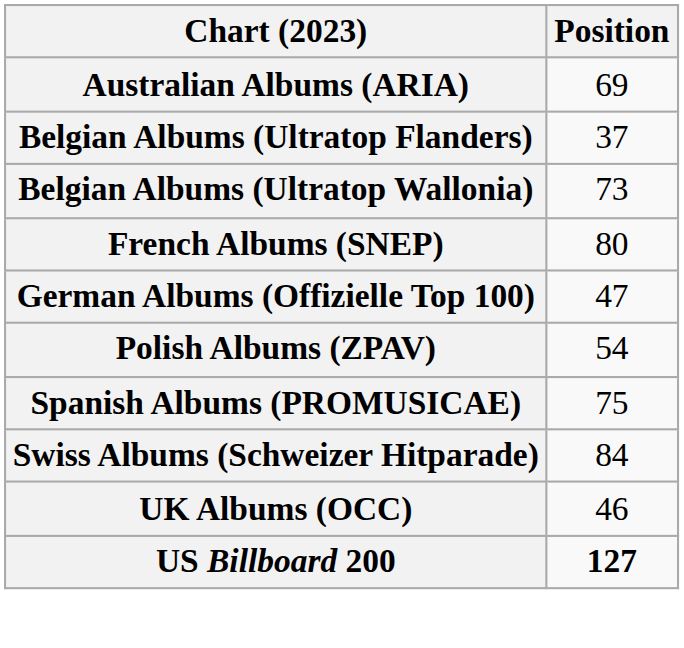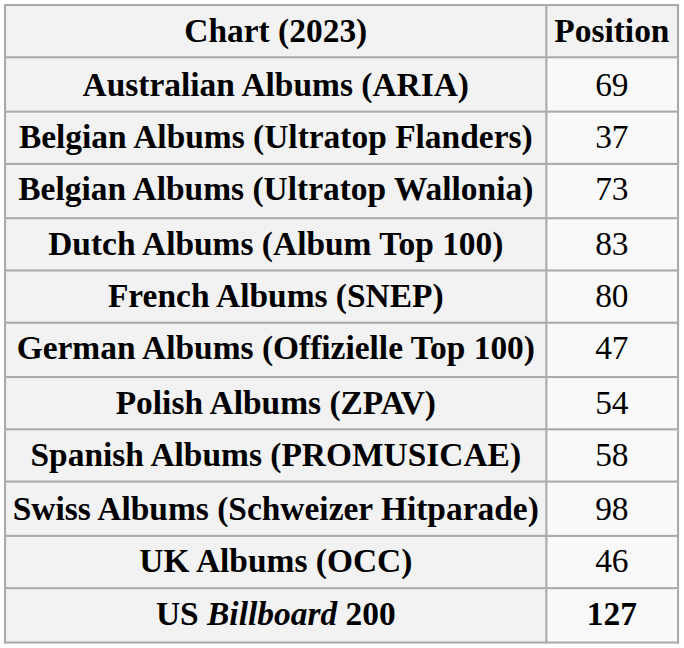+ row: (276, 243)
(612, 402) 75 -> (612, 455) 58
(612, 455) 84 -> (612, 508) 98
